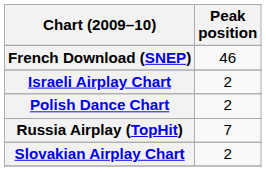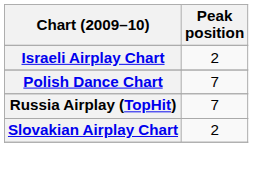- row: (100, 57)
(228, 105) 2 -> (215, 81) 7
